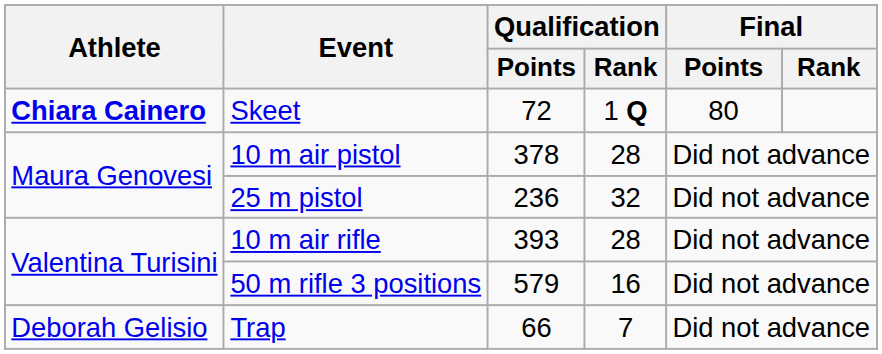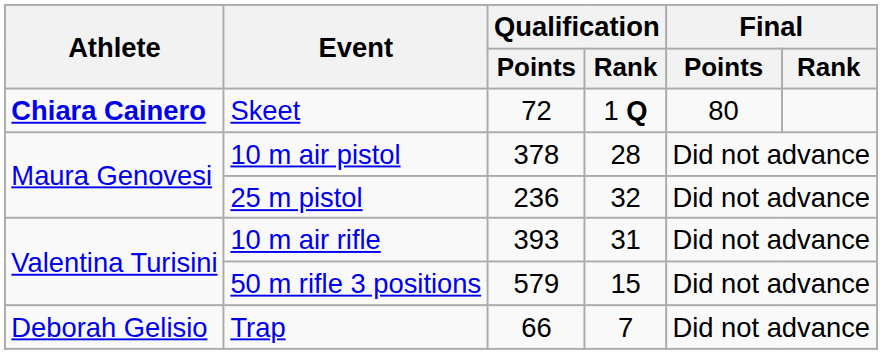(626, 241) 28 -> (626, 241) 31
(626, 284) 16 -> (626, 284) 15
